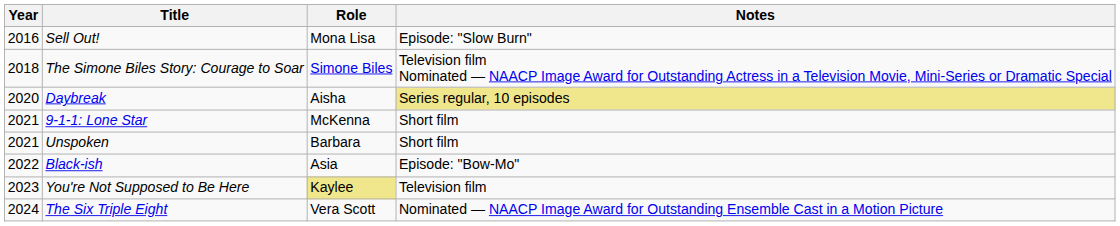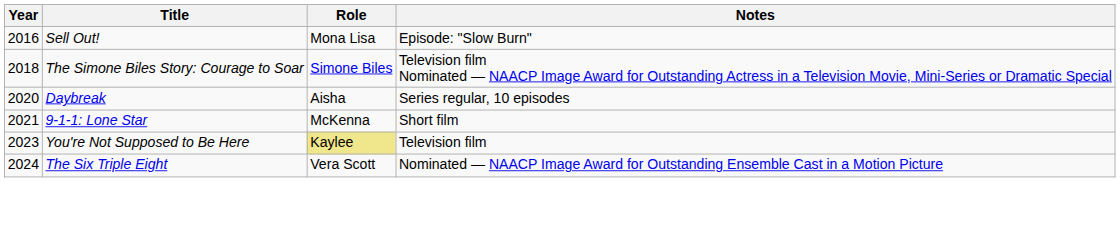(484, 98) khaki background -> (484, 98) no background
- row: (77, 143)
- row: (74, 165)
